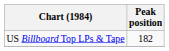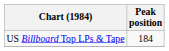(146, 38) 182 -> (146, 38) 184
